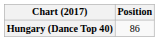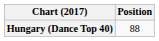(135, 28) 86 -> (135, 28) 88
